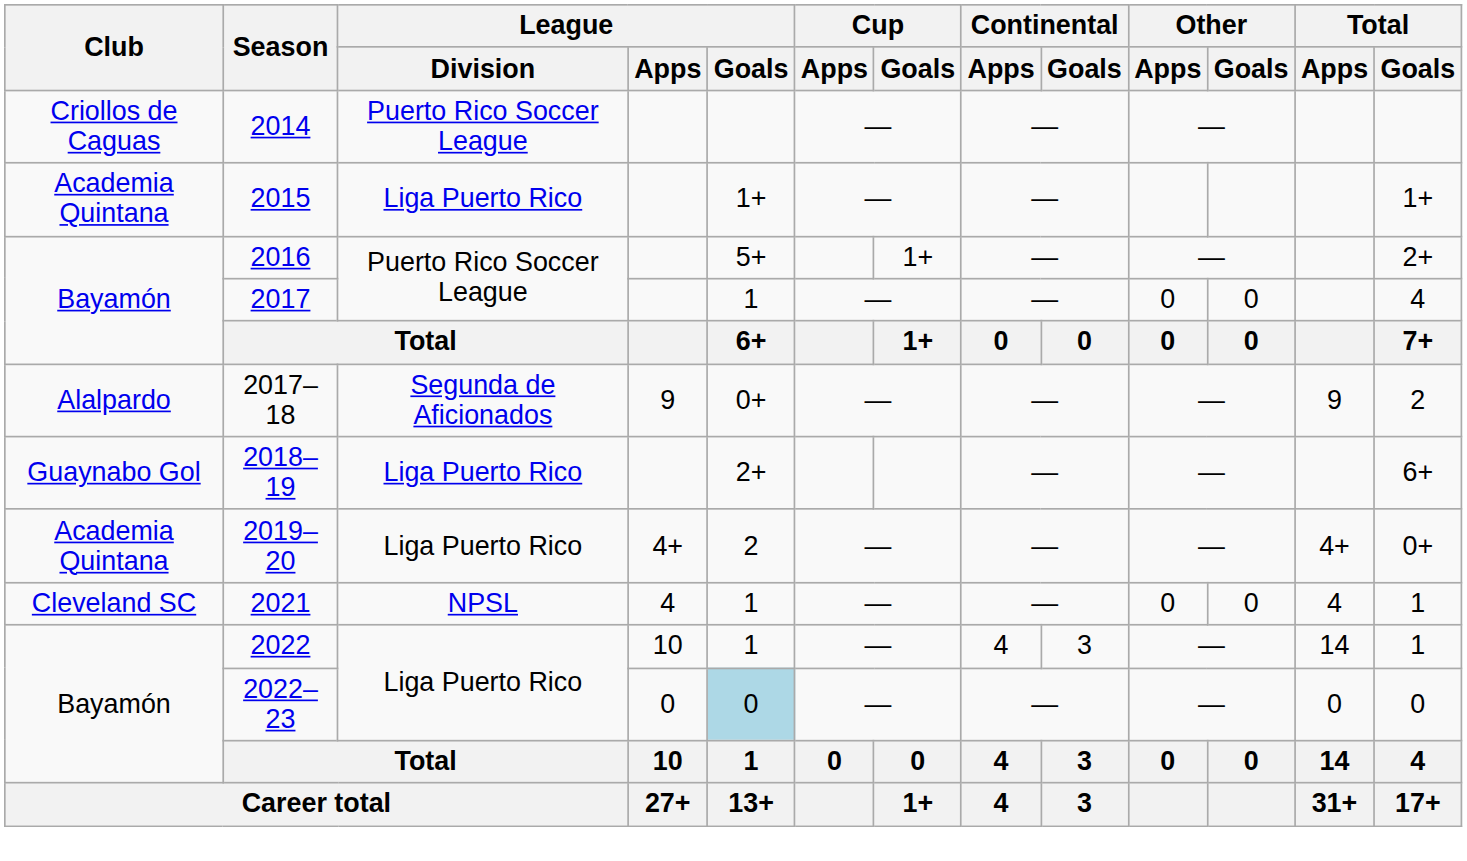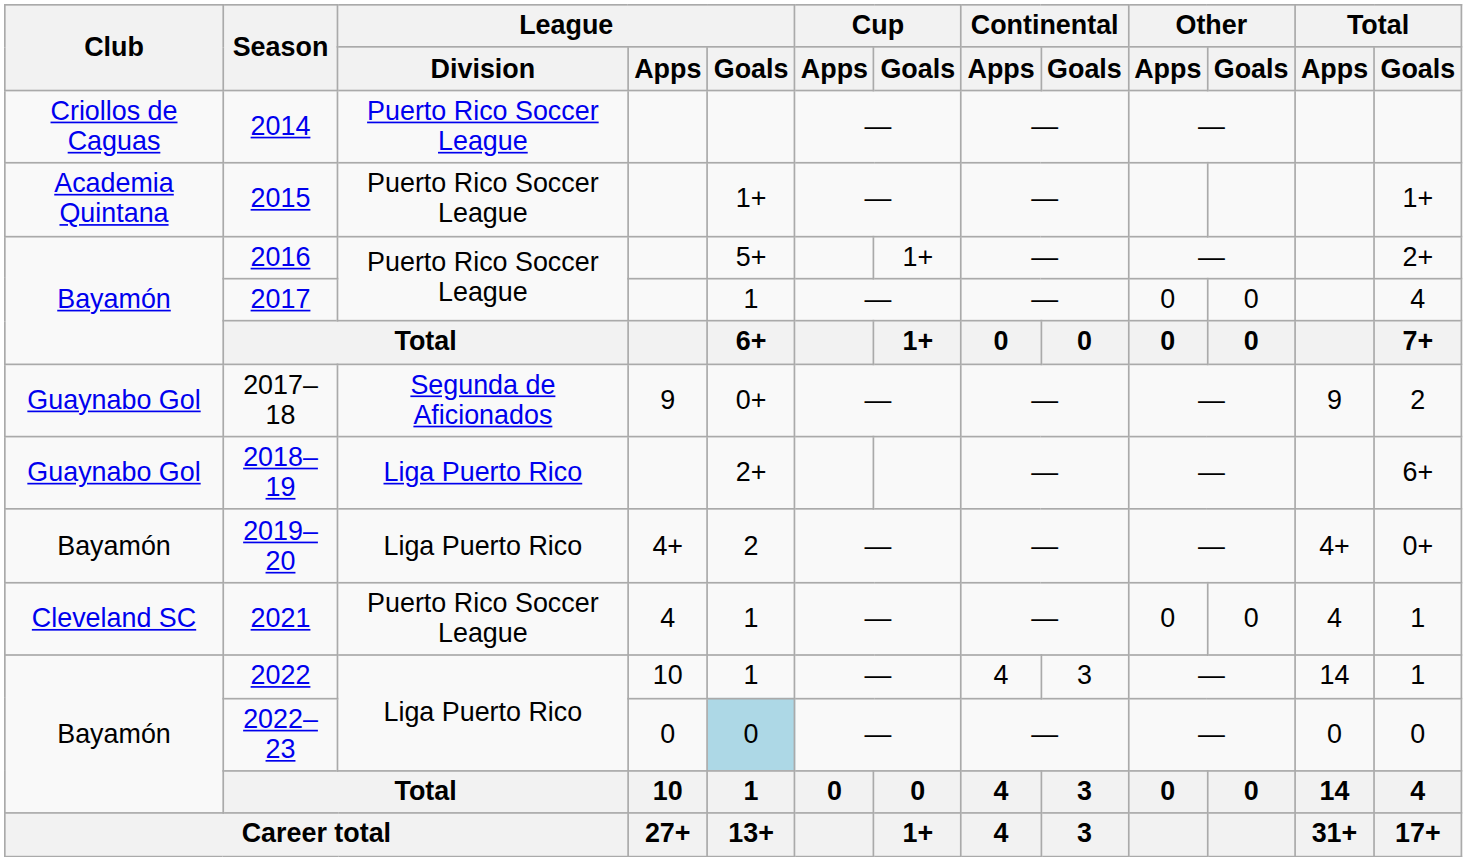(483, 199) Liga Puerto Rico -> (483, 199) Puerto Rico Soccer League
(114, 399) Alalpardo -> (114, 399) Guaynabo Gol
(114, 545) Academia Quintana -> (114, 545) Bayamón
(483, 603) NPSL -> (483, 618) Puerto Rico Soccer League
